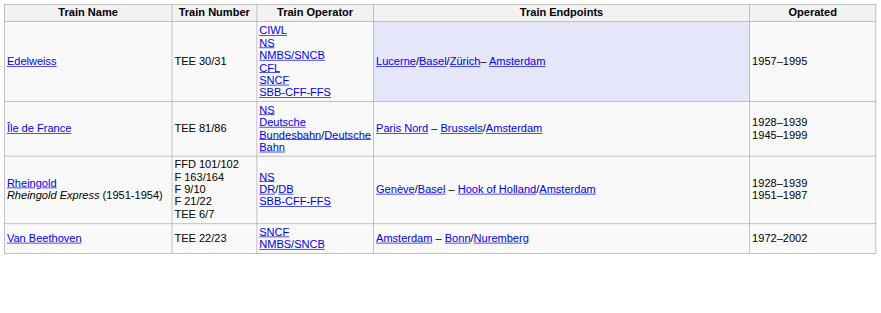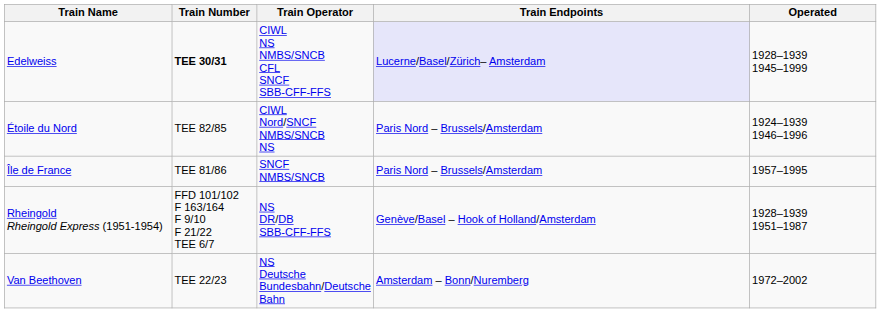(201, 61) normal -> (201, 61) bold
(780, 61) 1957–1995 -> (780, 61) 1928–1939 1945–1999
+ row: (42, 129)
(315, 129) NS Deutsche Bundesbahn/Deutsche Bahn -> (292, 171) SNCF NMBS/SNCB
(780, 129) 1928–1939 1945–1999 -> (780, 171) 1957–1995
(292, 238) SNCF NMBS/SNCB -> (315, 280) NS Deutsche Bundesbahn/Deutsche Bahn
